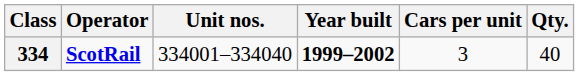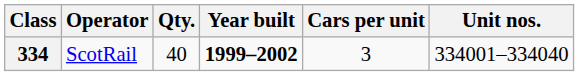columns swapped: (550, 20) <-> (225, 20)
(103, 53) bold -> (101, 53) normal
